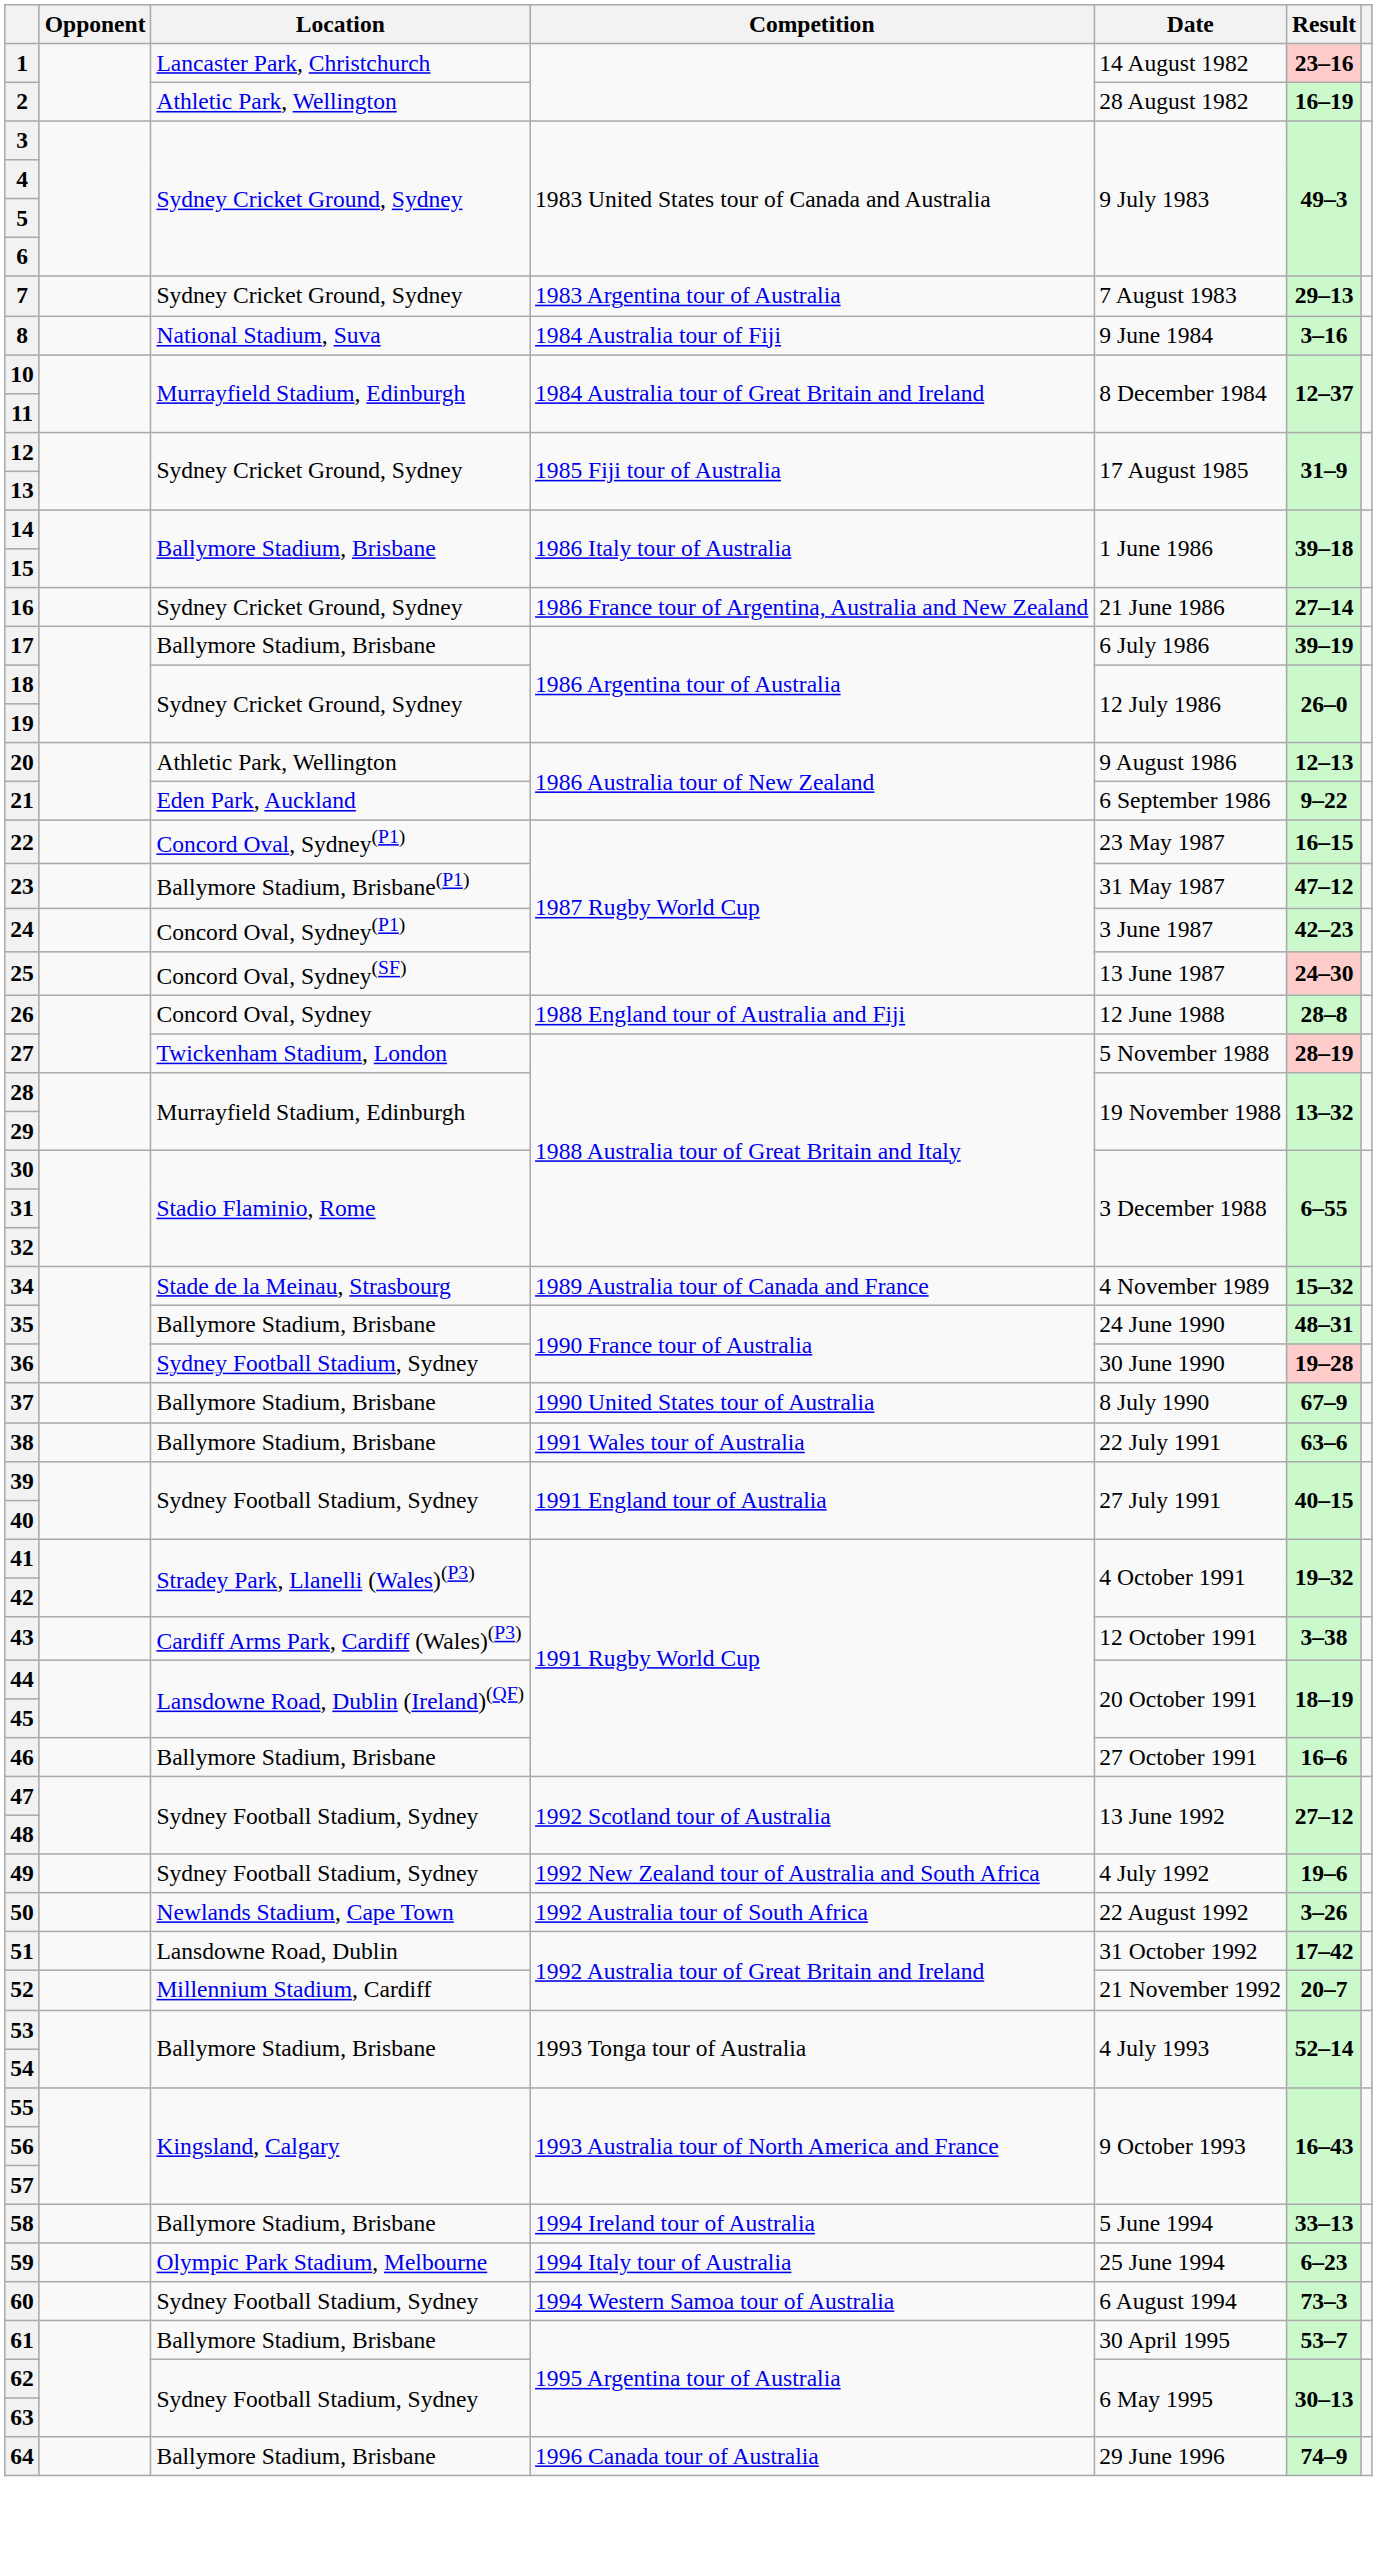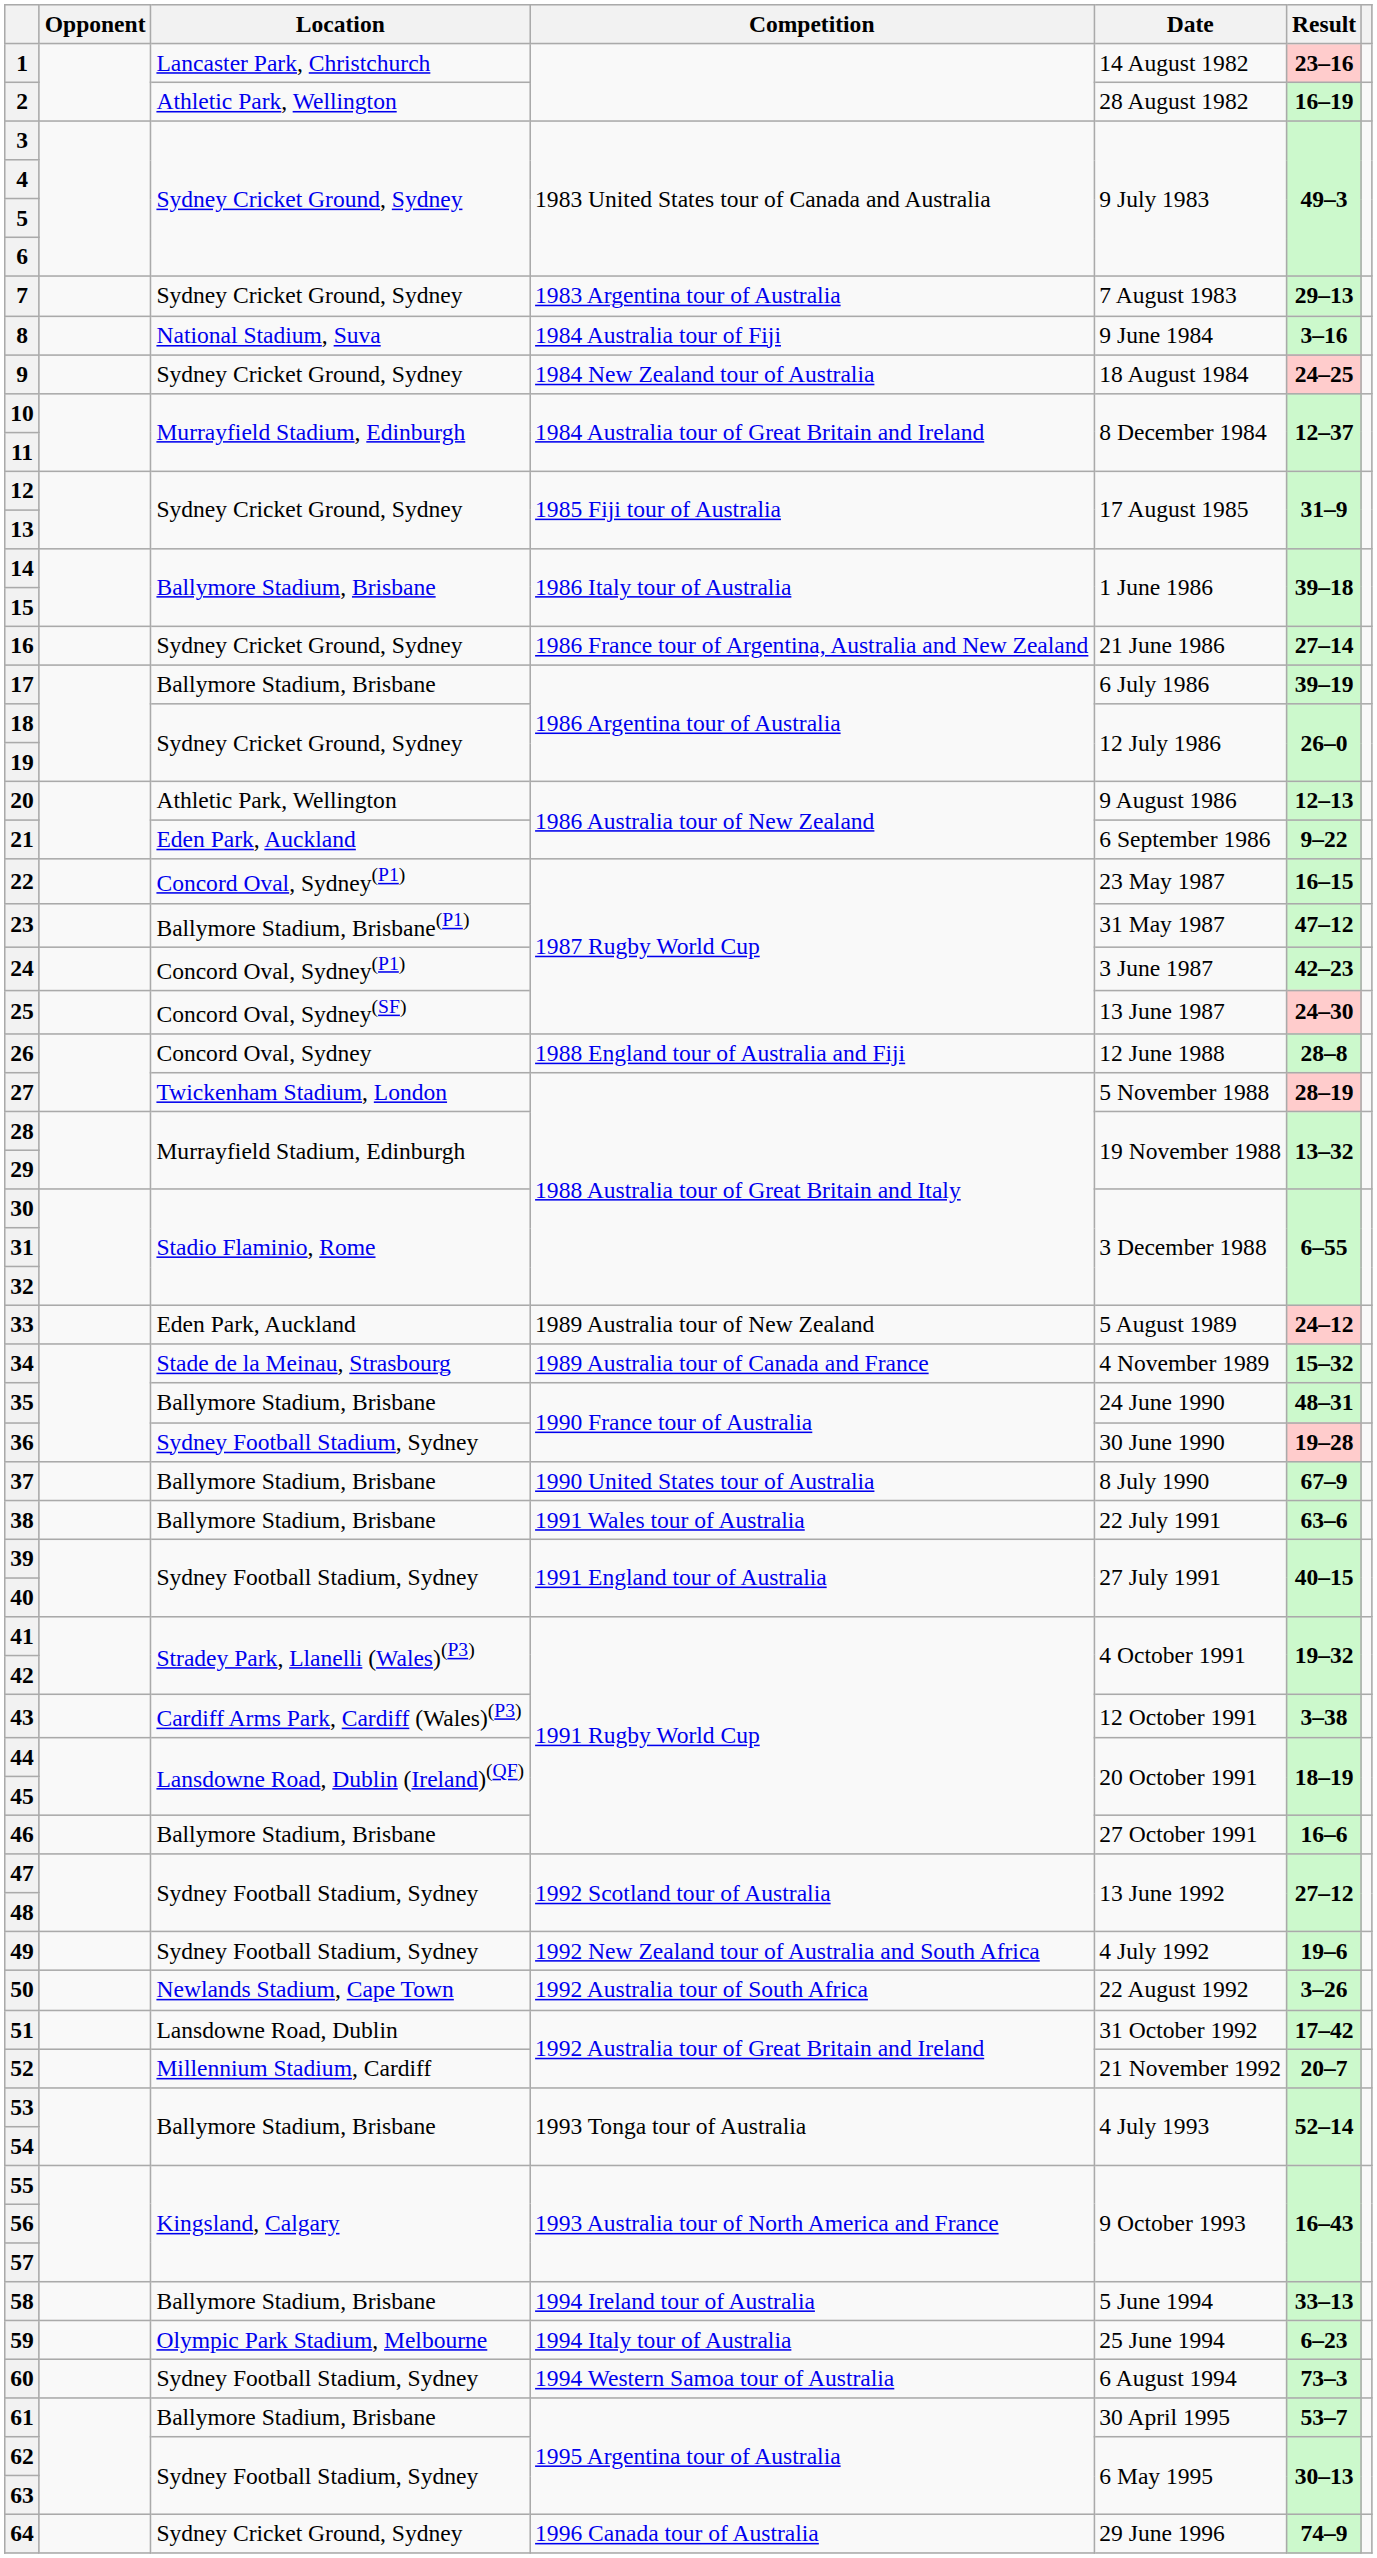+ row: (22, 373)
+ row: (22, 1325)
(296, 2456) Ballymore Stadium, Brisbane -> (309, 2534) Sydney Cricket Ground, Sydney
